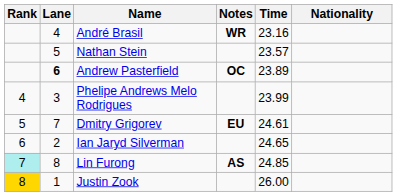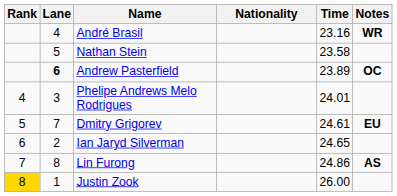columns swapped: (342, 14) <-> (236, 14)
(274, 52) 23.57 -> (335, 52) 23.58
(274, 98) 23.99 -> (335, 98) 24.01
(22, 162) paleturquoise background -> (22, 162) no background
(274, 162) 24.85 -> (335, 162) 24.86
